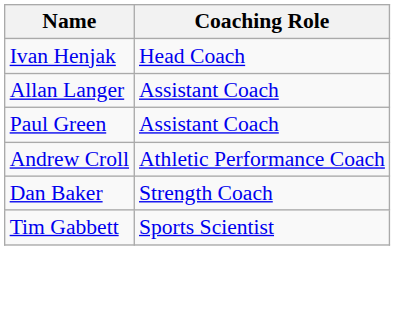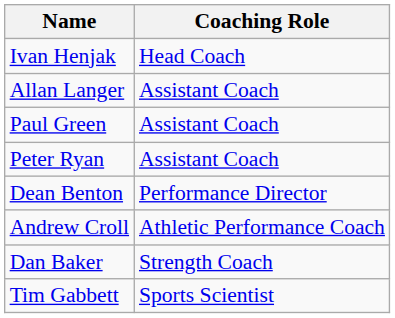+ row: (57, 158)
+ row: (66, 192)
